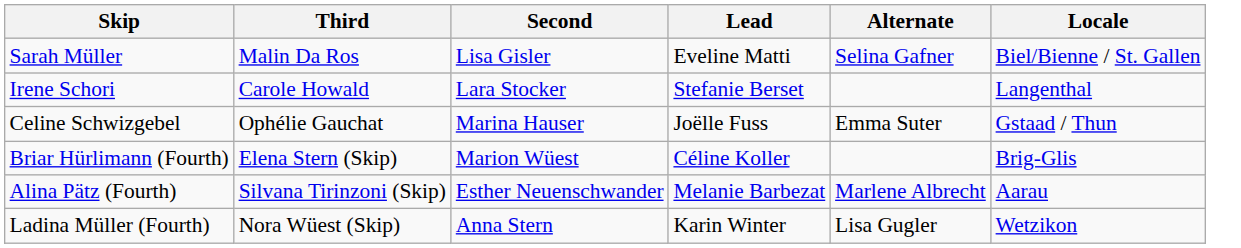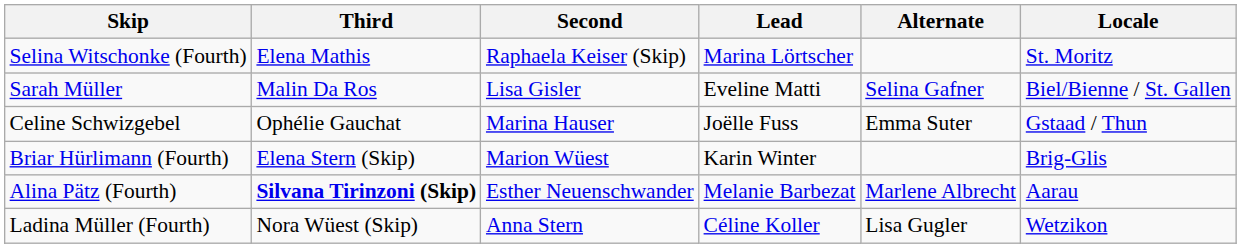+ row: (128, 55)
- row: (62, 89)
(731, 157) Céline Koller -> (760, 157) Karin Winter
(342, 191) normal -> (366, 191) bold
(730, 225) Karin Winter -> (762, 225) Céline Koller
